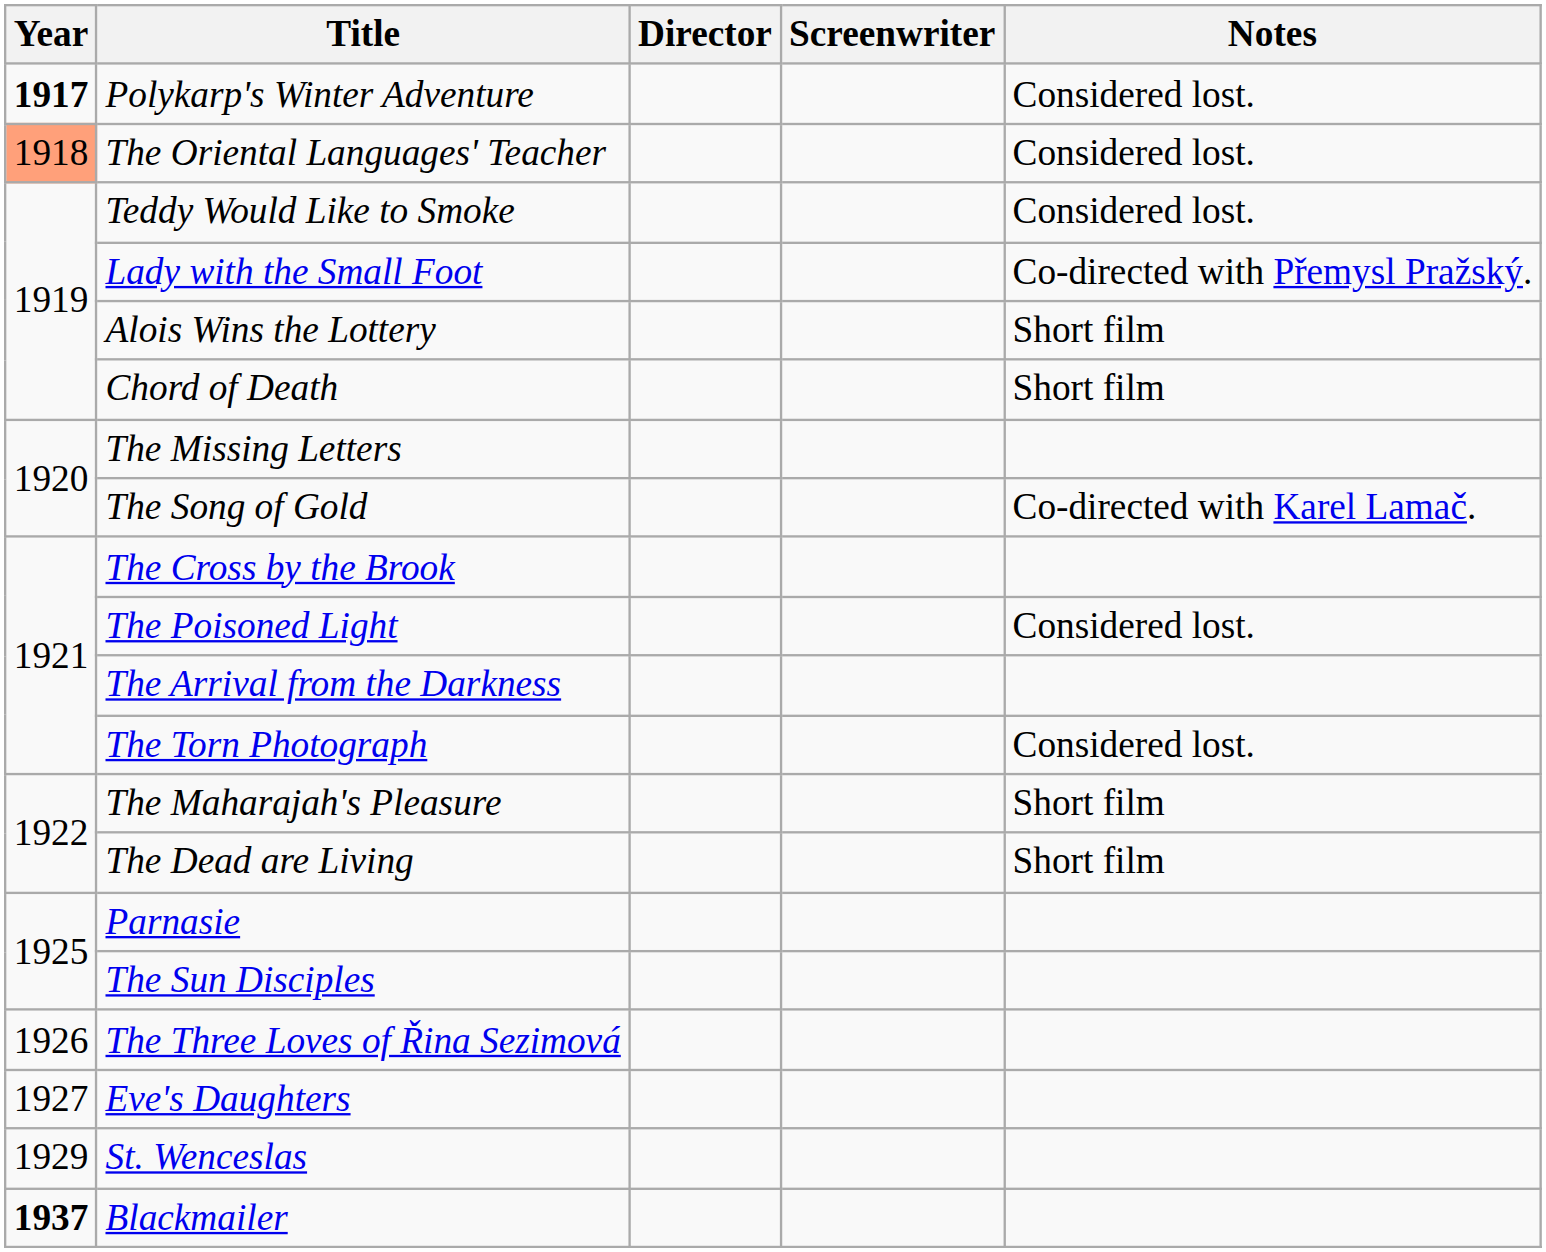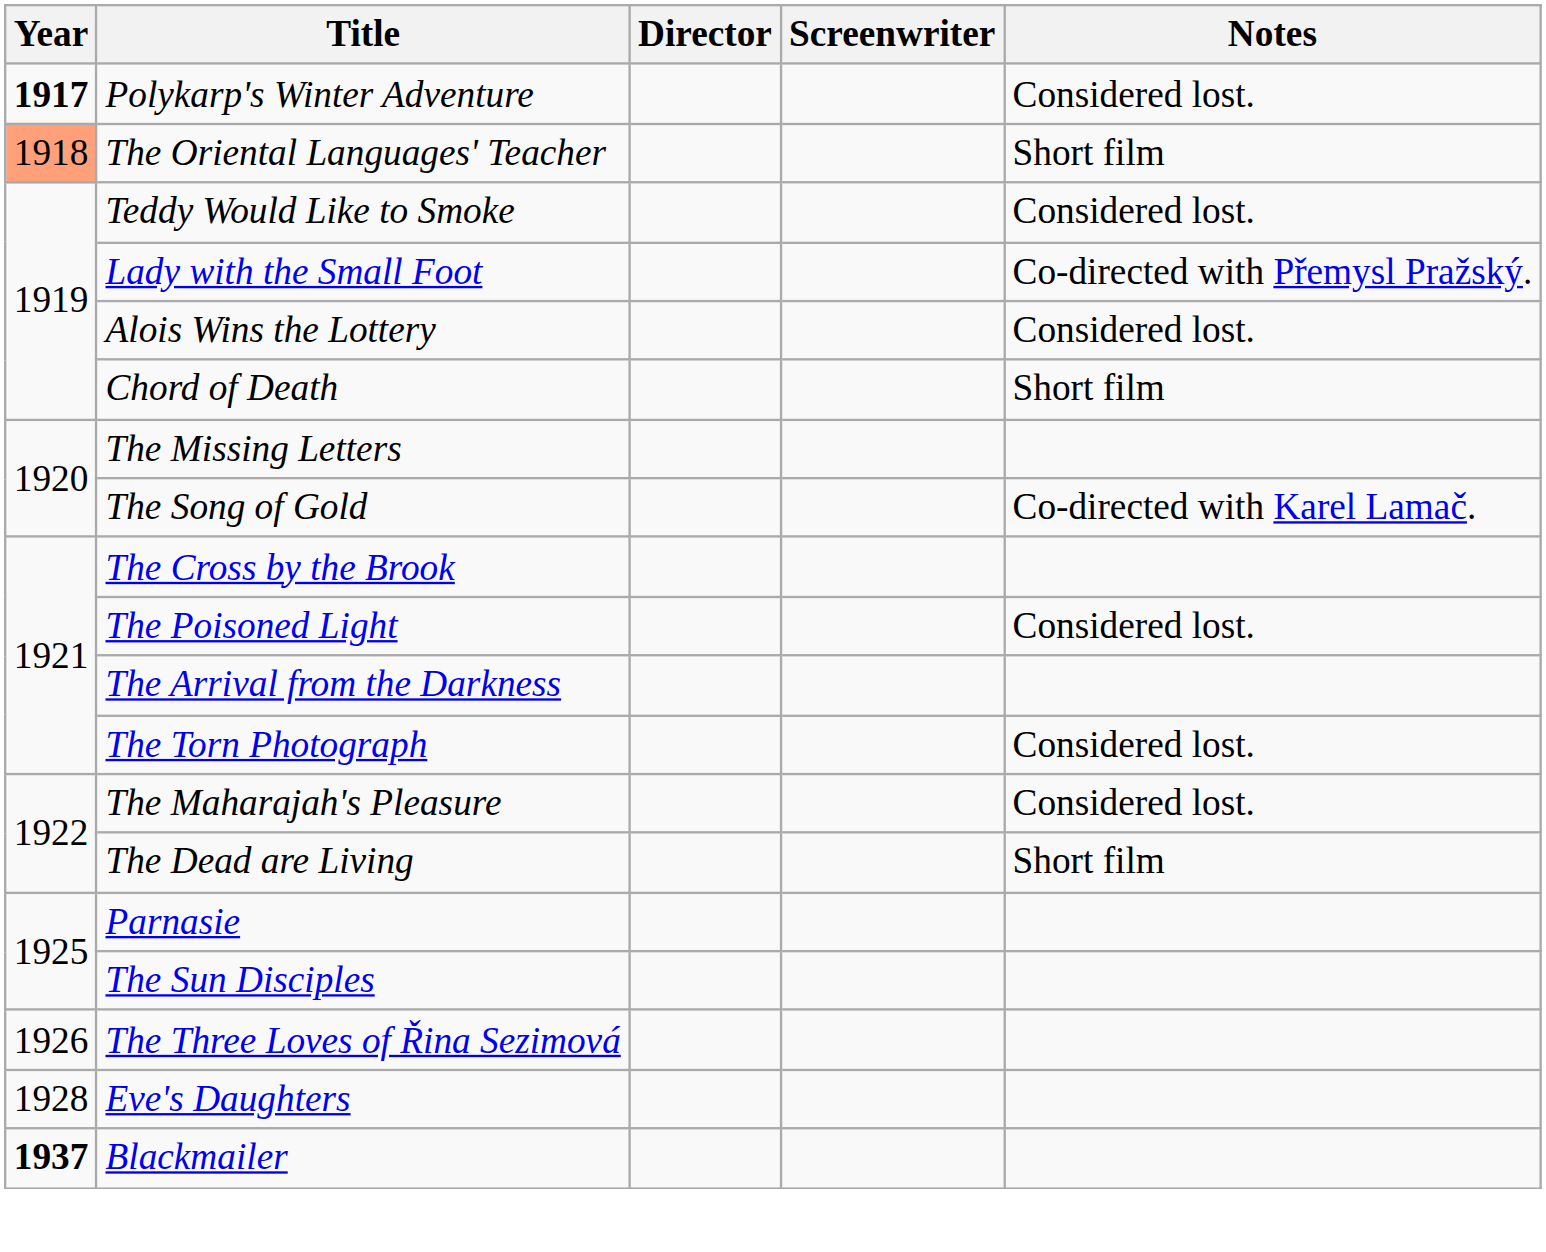(1134, 152) Considered lost. -> (1089, 152) Short film
(1089, 329) Short film -> (1134, 329) Considered lost.
(1089, 802) Short film -> (1134, 802) Considered lost.
(51, 1098) 1927 -> (51, 1098) 1928
- row: (206, 1157)
